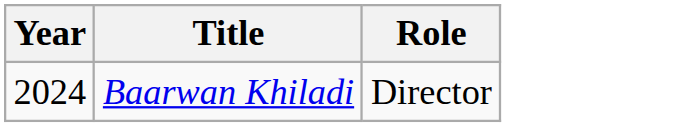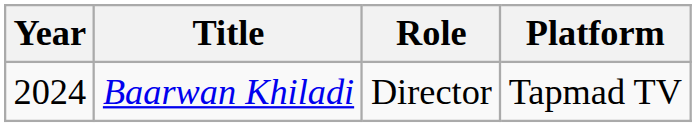+ column: (595, 33)
